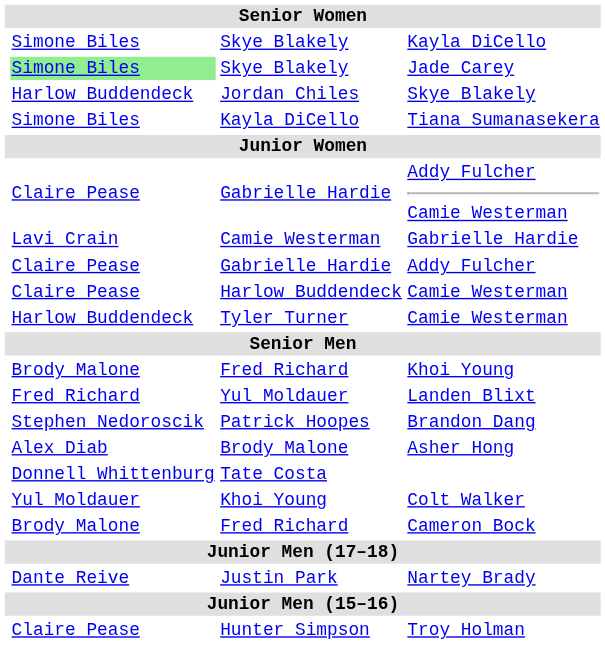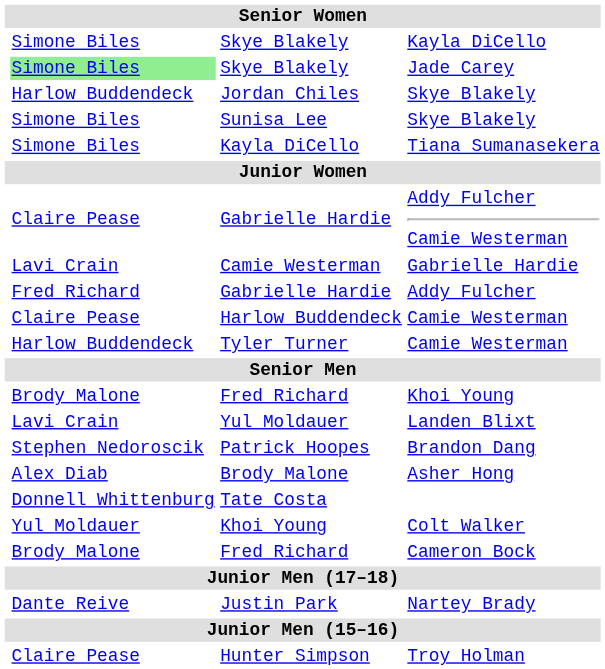+ row: (274, 121)
(76, 266) Claire Pease -> (76, 292) Fred Richard
(76, 396) Fred Richard -> (65, 422) Lavi Crain
